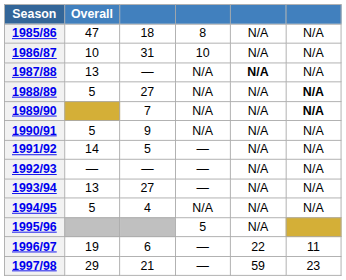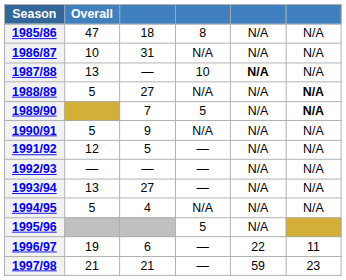(203, 53) 10 -> (203, 53) N/A
(203, 72) N/A -> (203, 72) 10
(203, 111) N/A -> (203, 111) 5
(92, 149) 14 -> (92, 149) 12
(92, 265) 29 -> (92, 265) 21
